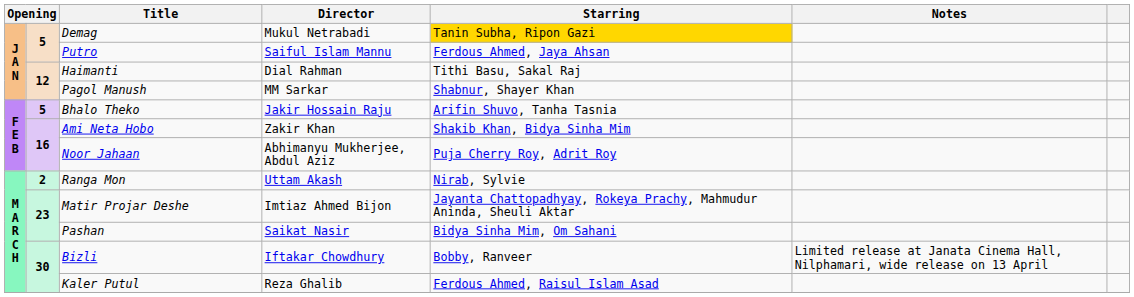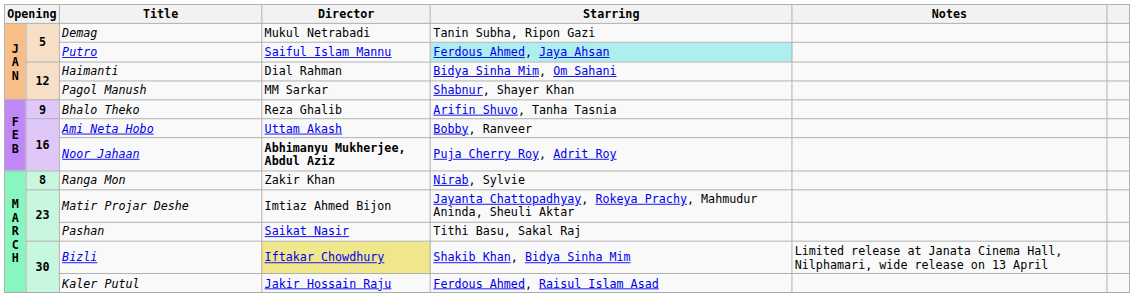(514, 33) gold background -> (514, 33) no background
(521, 52) no background -> (521, 52) paleturquoise background
(507, 71) Tithi Basu, Sakal Raj -> (525, 71) Bidya Sinha Mim, Om Sahani
(43, 109) 5 -> (43, 109) 9
(328, 109) Jakir Hossain Raju -> (303, 109) Reza Ghalib
(300, 128) Zakir Khan -> (303, 128) Uttam Akash
(532, 128) Shakib Khan, Bidya Sinha Mim -> (483, 128) Bobby, Ranveer
(335, 154) normal -> (335, 154) bold
(43, 180) 2 -> (43, 180) 8
(303, 180) Uttam Akash -> (300, 180) Zakir Khan
(525, 232) Bidya Sinha Mim, Om Sahani -> (507, 232) Tithi Basu, Sakal Raj
(324, 257) no background -> (324, 257) khaki background
(483, 257) Bobby, Ranveer -> (532, 257) Shakib Khan, Bidya Sinha Mim
(303, 283) Reza Ghalib -> (328, 283) Jakir Hossain Raju
